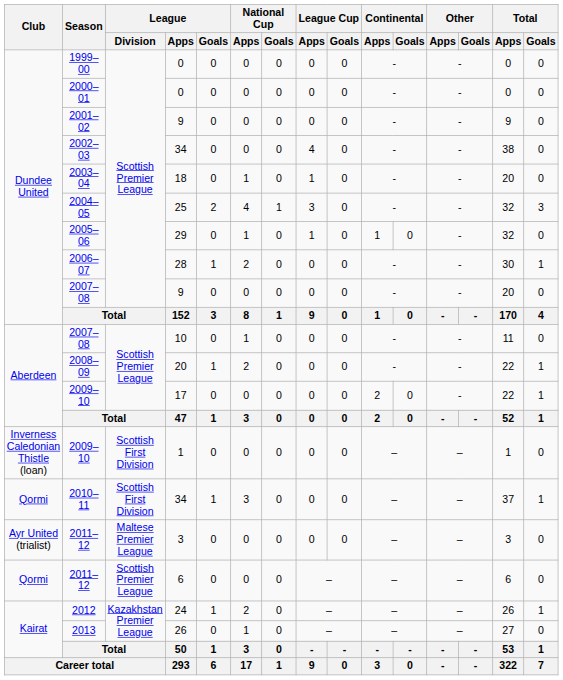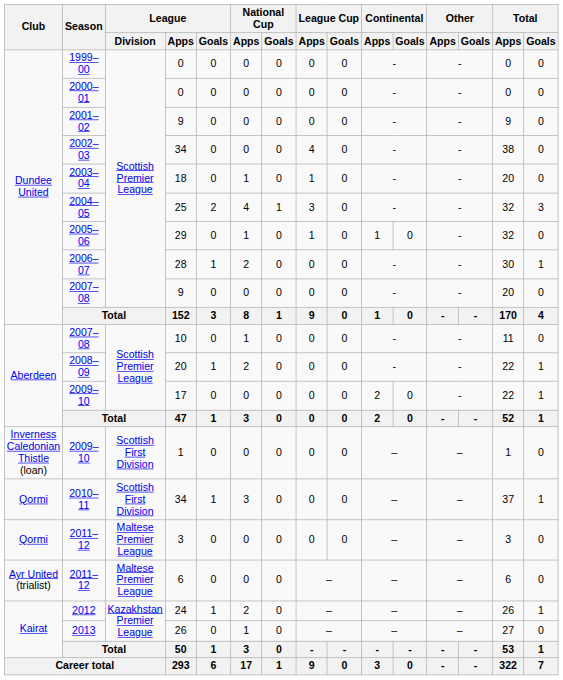(33, 540) Ayr United (trialist) -> (33, 540) Qormi
(33, 580) Qormi -> (33, 580) Ayr United (trialist)
(135, 580) Scottish Premier League -> (135, 580) Maltese Premier League
